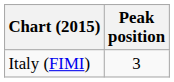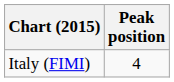(137, 63) 3 -> (137, 63) 4
